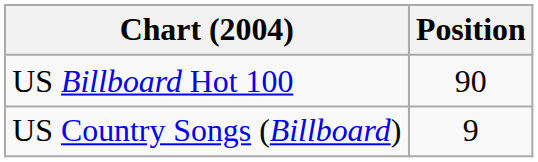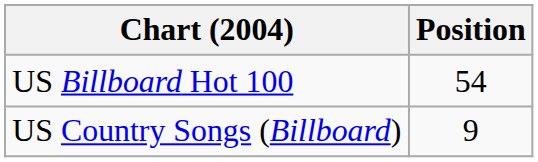(471, 80) 90 -> (471, 80) 54
